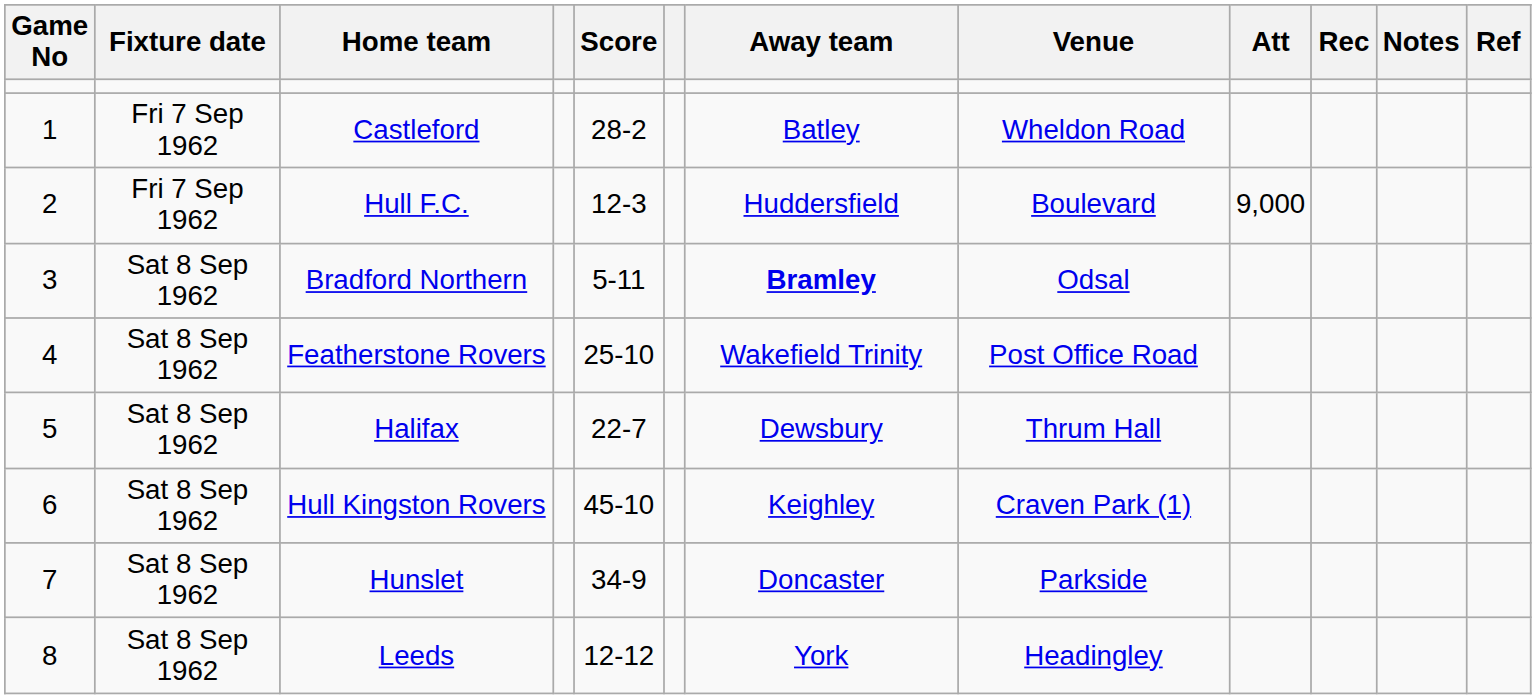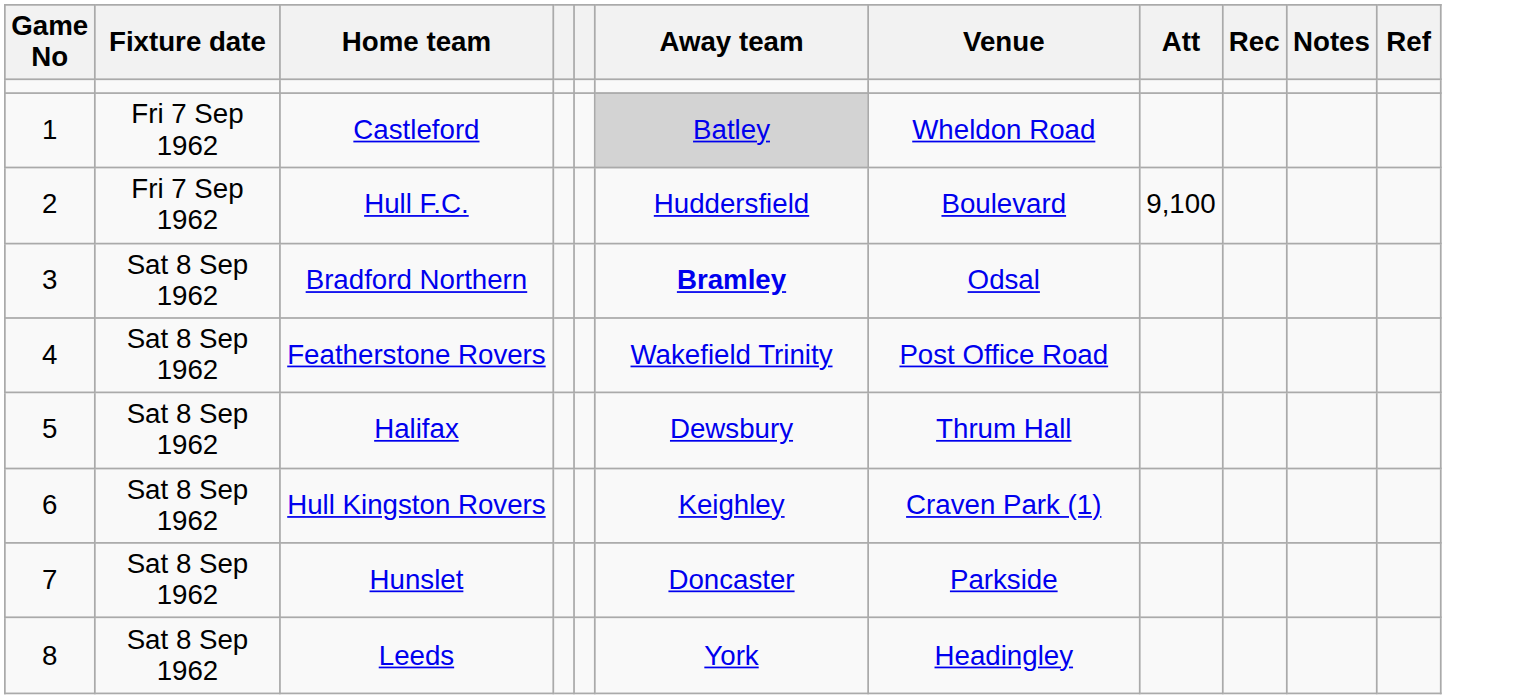- column: (619, 42)
(821, 129) no background -> (732, 129) lightgrey background
(1271, 204) 9,000 -> (1181, 204) 9,100
